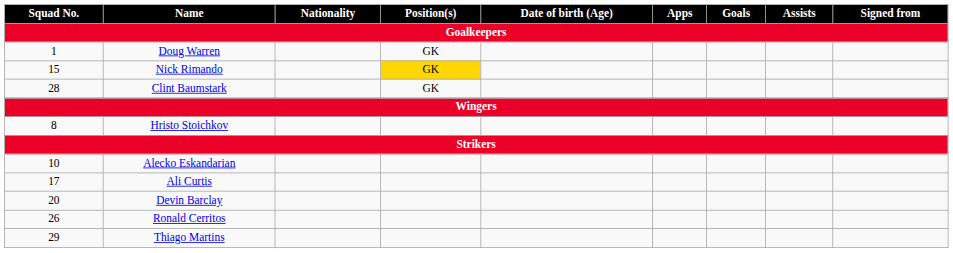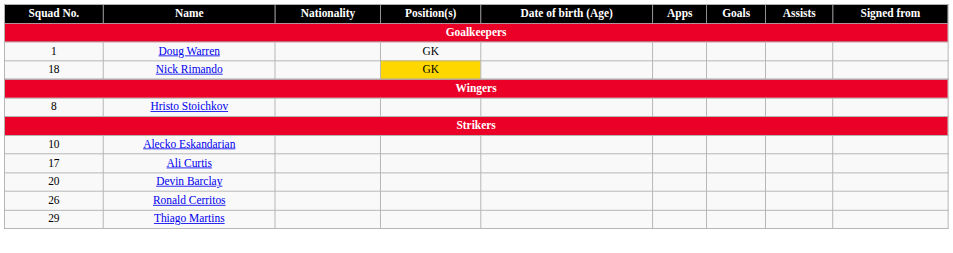(54, 69) 15 -> (54, 69) 18
- row: (189, 88)
